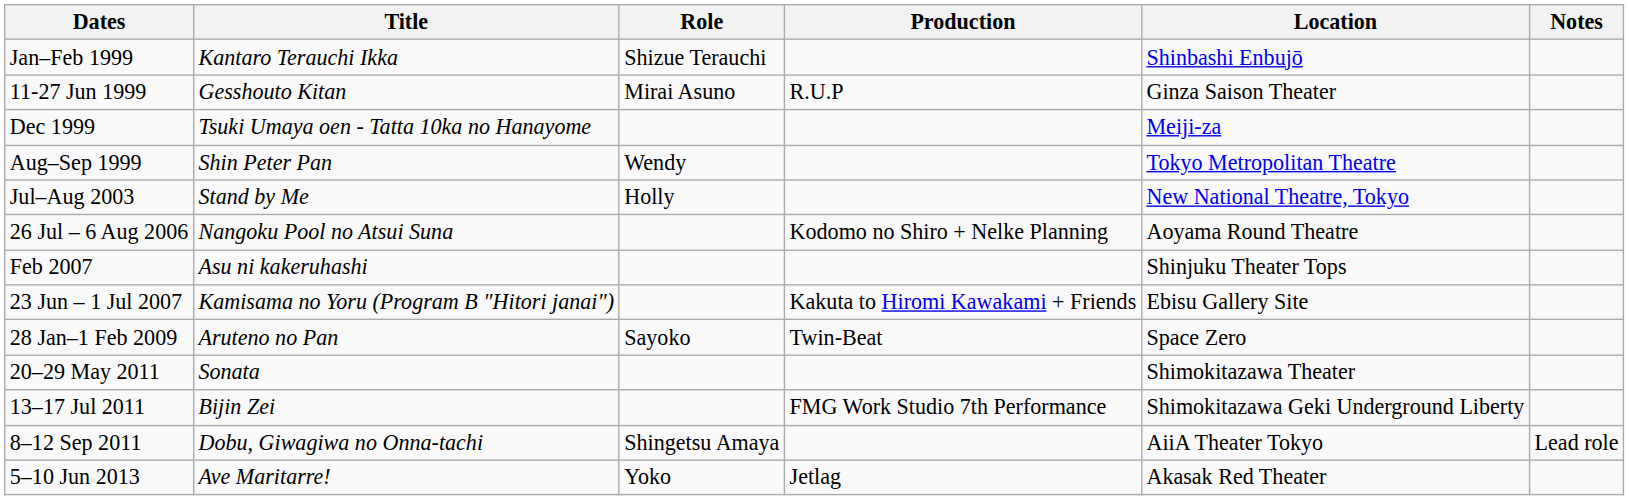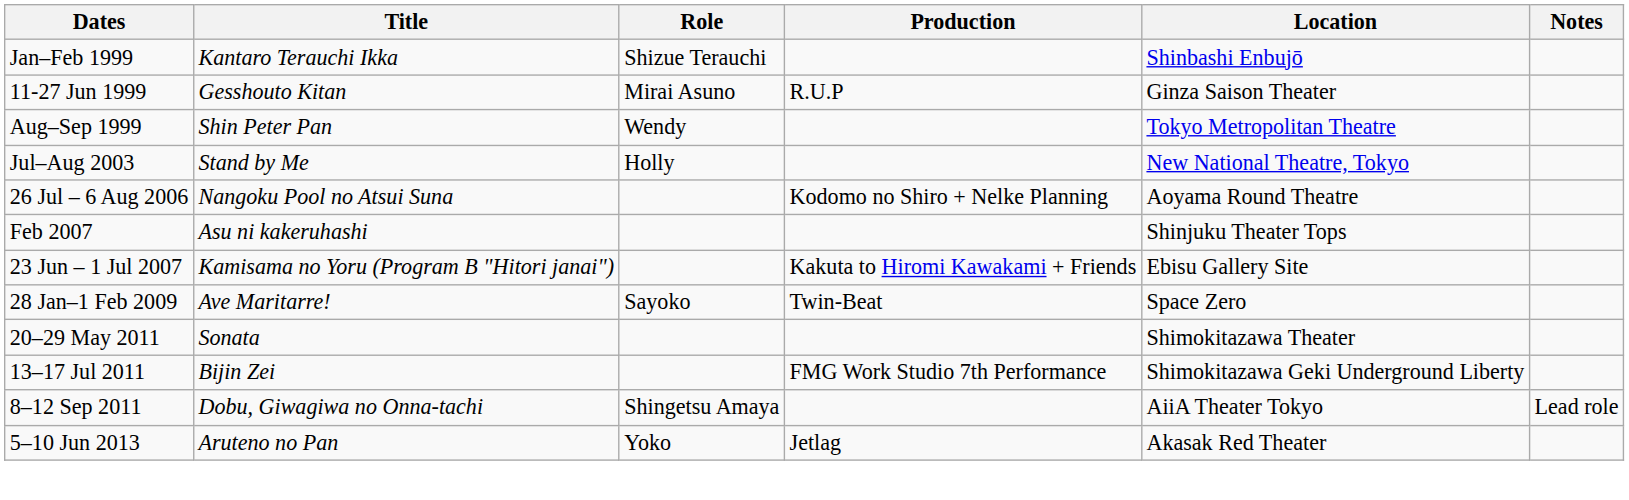- row: (52, 127)
(268, 337) Aruteno no Pan -> (265, 302) Ave Maritarre!
(265, 477) Ave Maritarre! -> (268, 442) Aruteno no Pan
